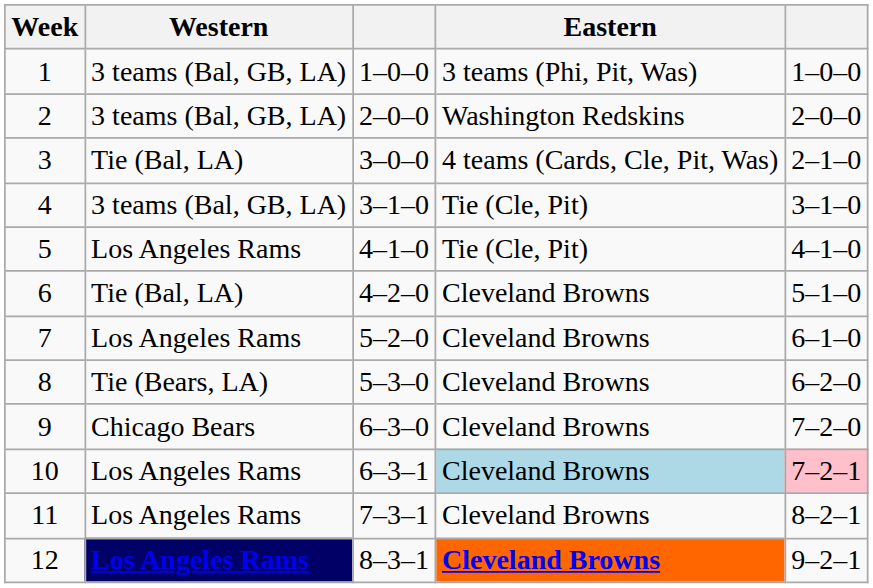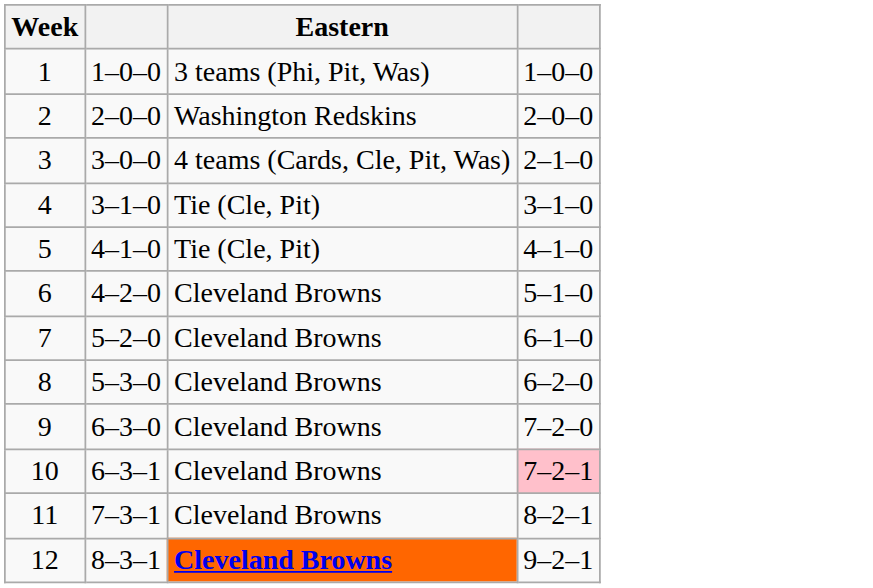- column: (219, 26)
(546, 470) lightblue background -> (278, 470) no background
